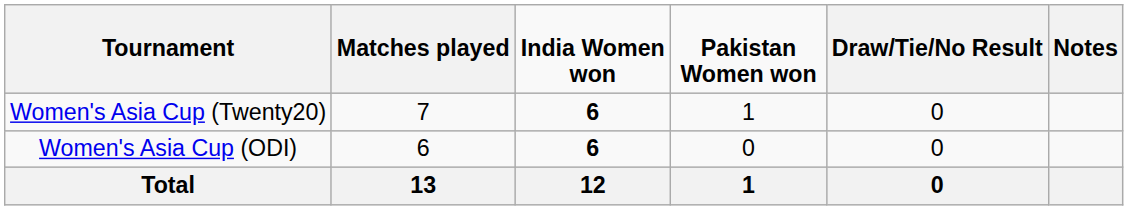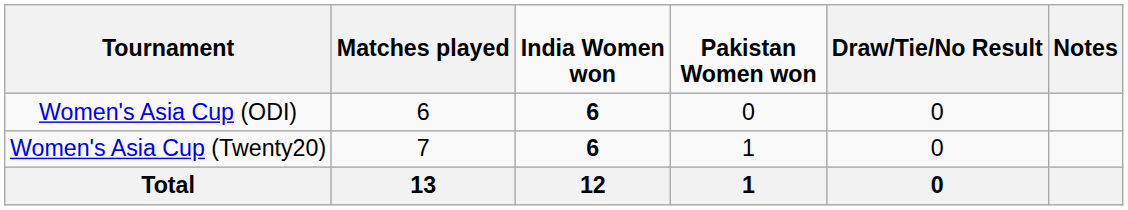rows swapped: (168, 148) <-> (168, 111)
